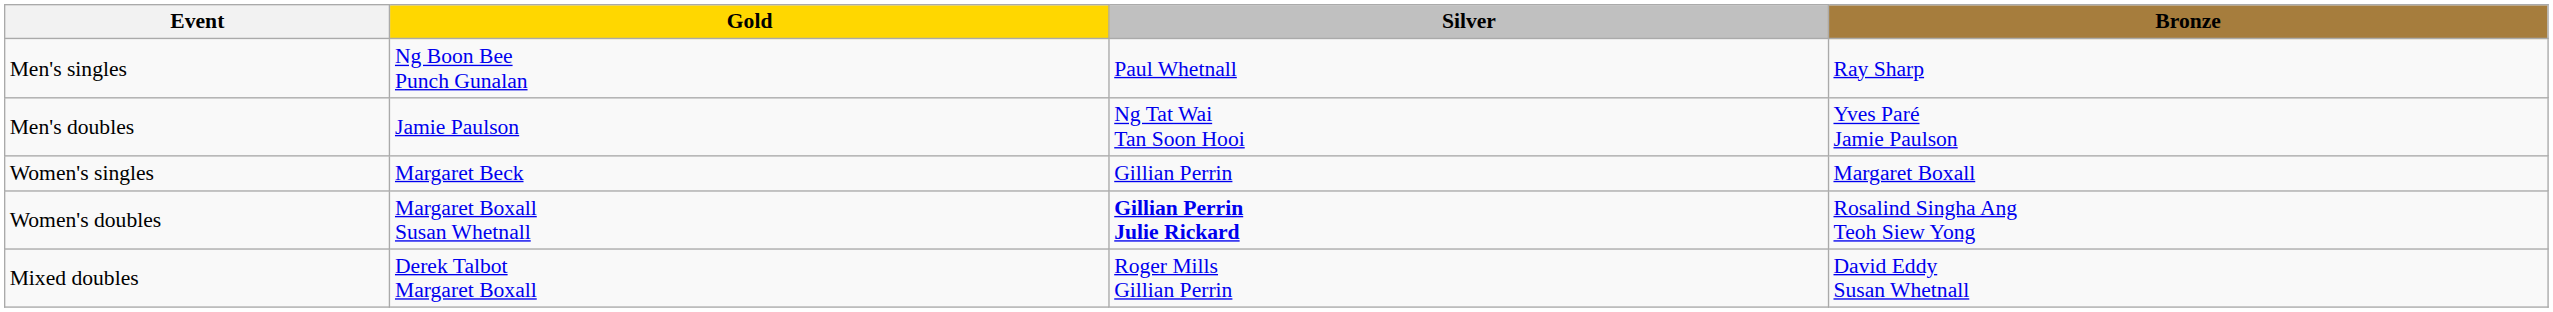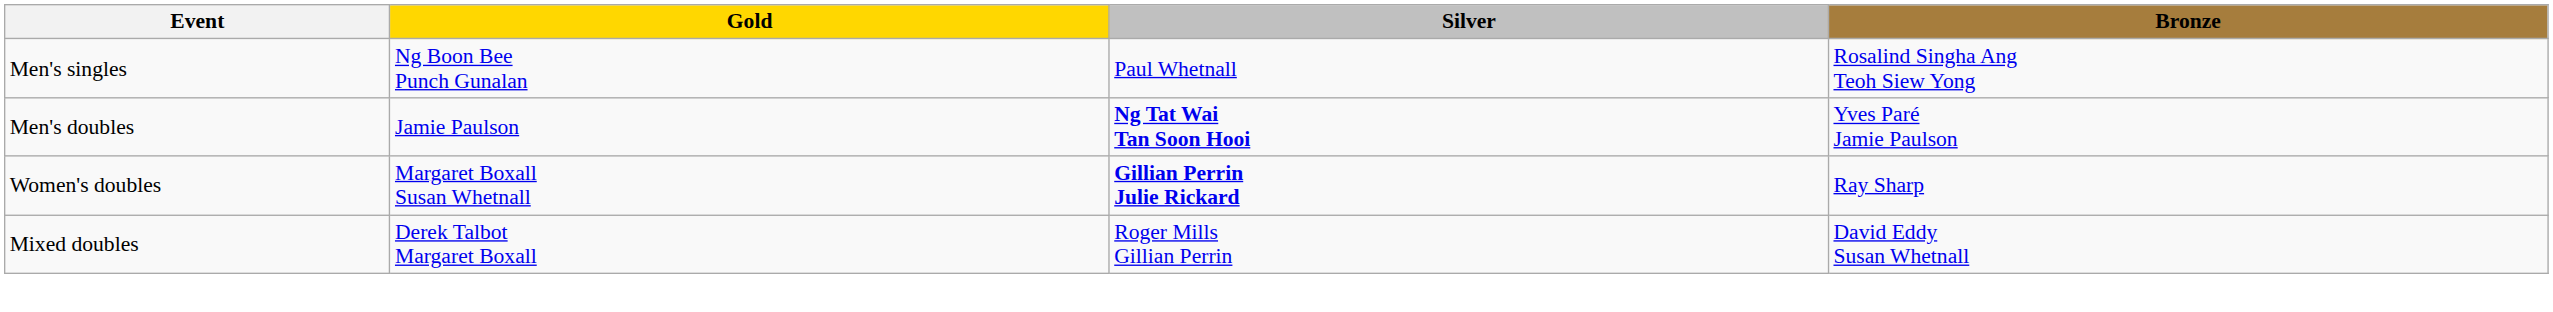(1879, 68) Ray Sharp -> (1925, 68) Rosalind Singha Ang Teoh Siew Yong
(1179, 126) normal -> (1182, 126) bold
- row: (82, 172)
(1925, 219) Rosalind Singha Ang Teoh Siew Yong -> (1879, 185) Ray Sharp
